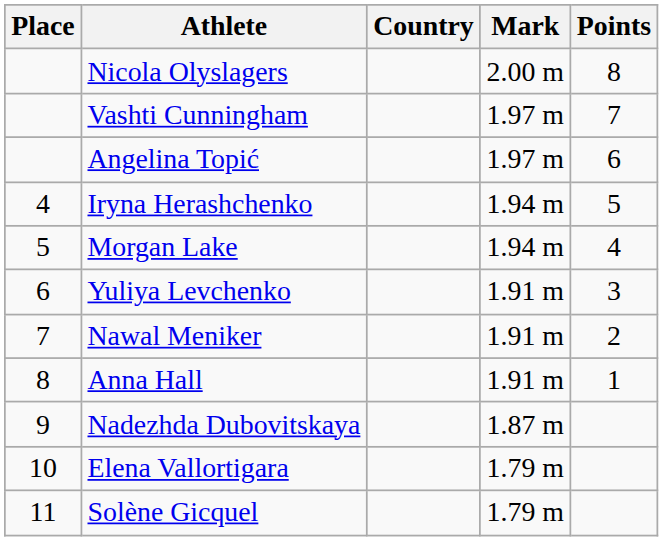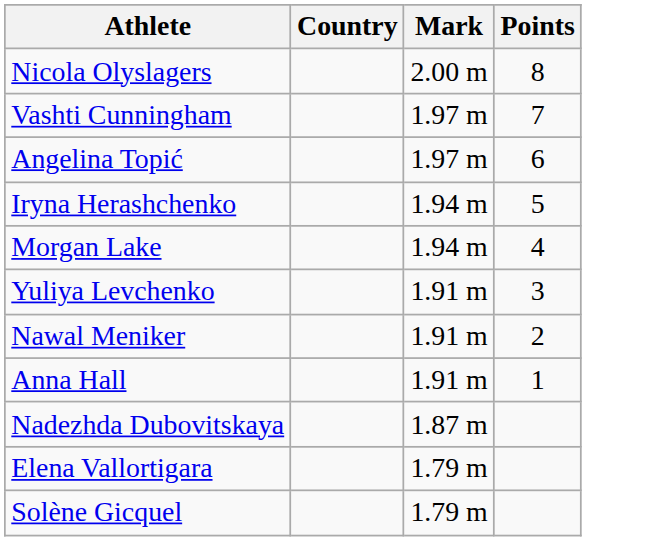- column: (43, 26)
